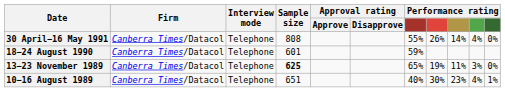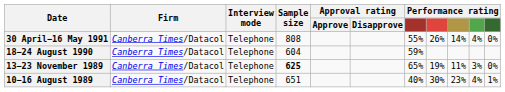(293, 53) 601 -> (293, 53) 604
